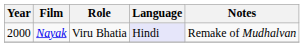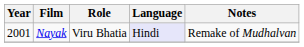(19, 32) 2000 -> (19, 32) 2001
